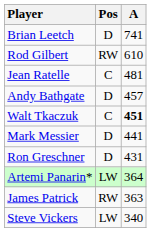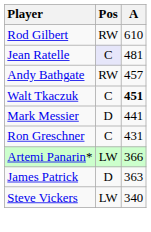- row: (41, 34)
(108, 75) no background -> (108, 55) lavender background
(108, 95) D -> (108, 75) RW
(108, 156) D -> (108, 136) C
(134, 177) 364 -> (134, 156) 366
(108, 197) RW -> (108, 177) D
